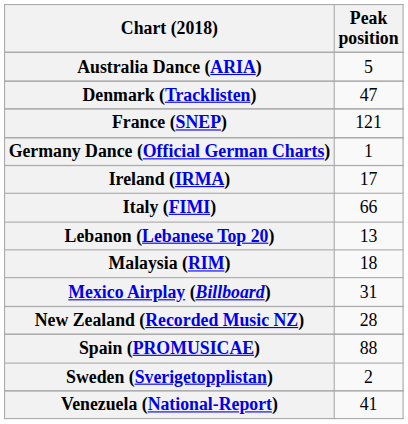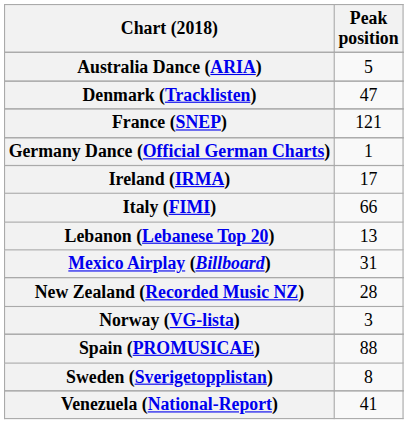- row: (169, 263)
+ row: (169, 320)
(369, 376) 2 -> (369, 376) 8
